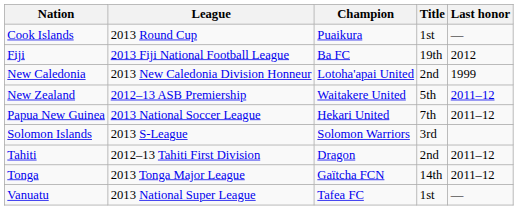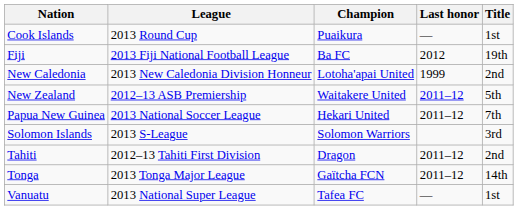columns swapped: (432, 14) <-> (480, 14)
